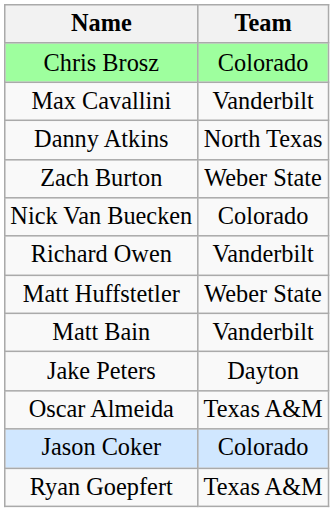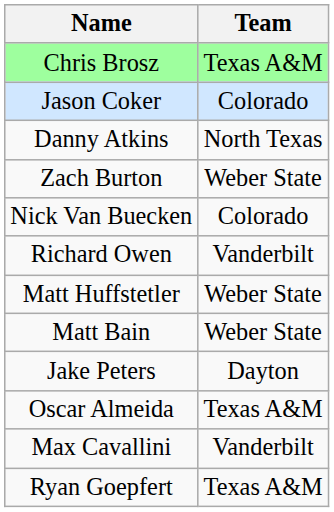(263, 62) Colorado -> (263, 62) Texas A&M
rows swapped: (101, 448) <-> (101, 100)
(263, 332) Vanderbilt -> (263, 332) Weber State
